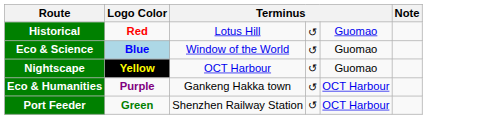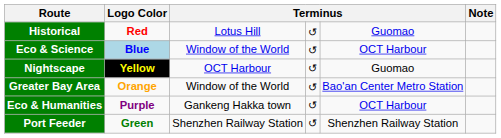(356, 49) Guomao -> (393, 49) OCT Harbour
+ row: (55, 86)
(356, 105) OCT Harbour -> (393, 123) Shenzhen Railway Station
